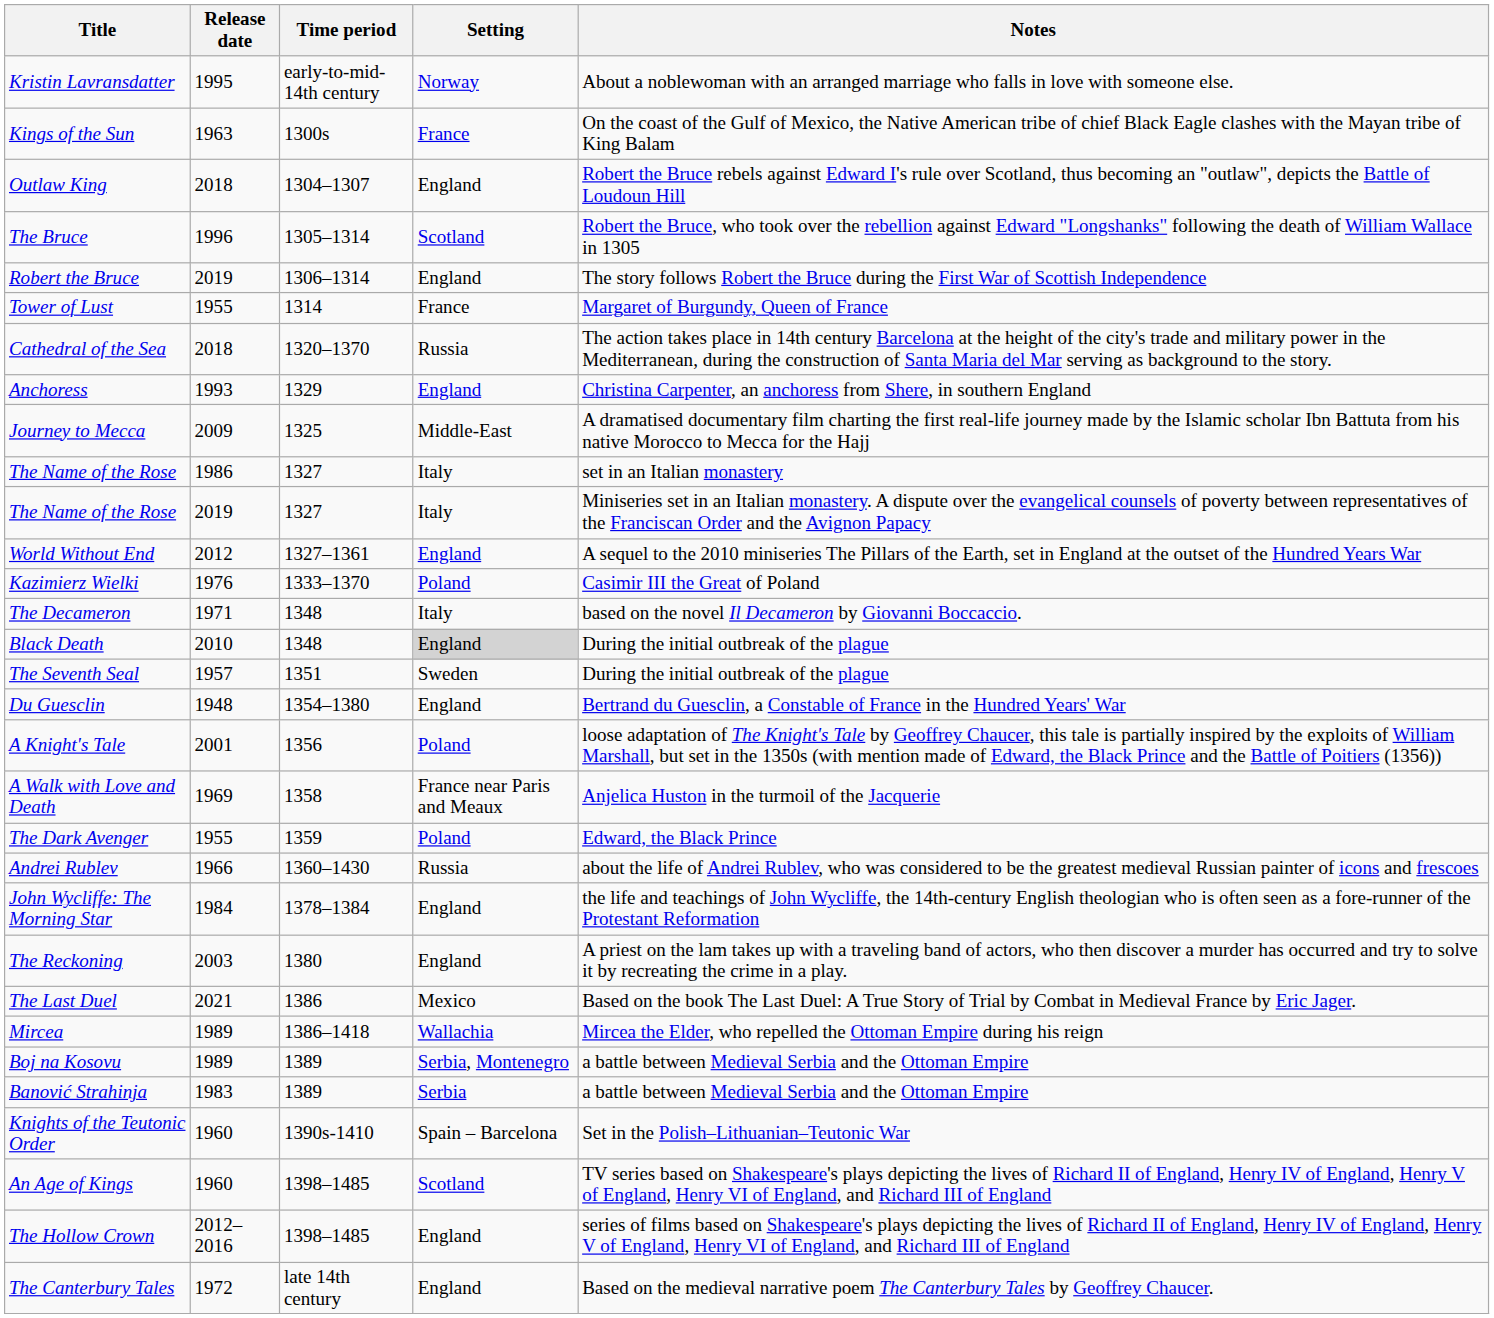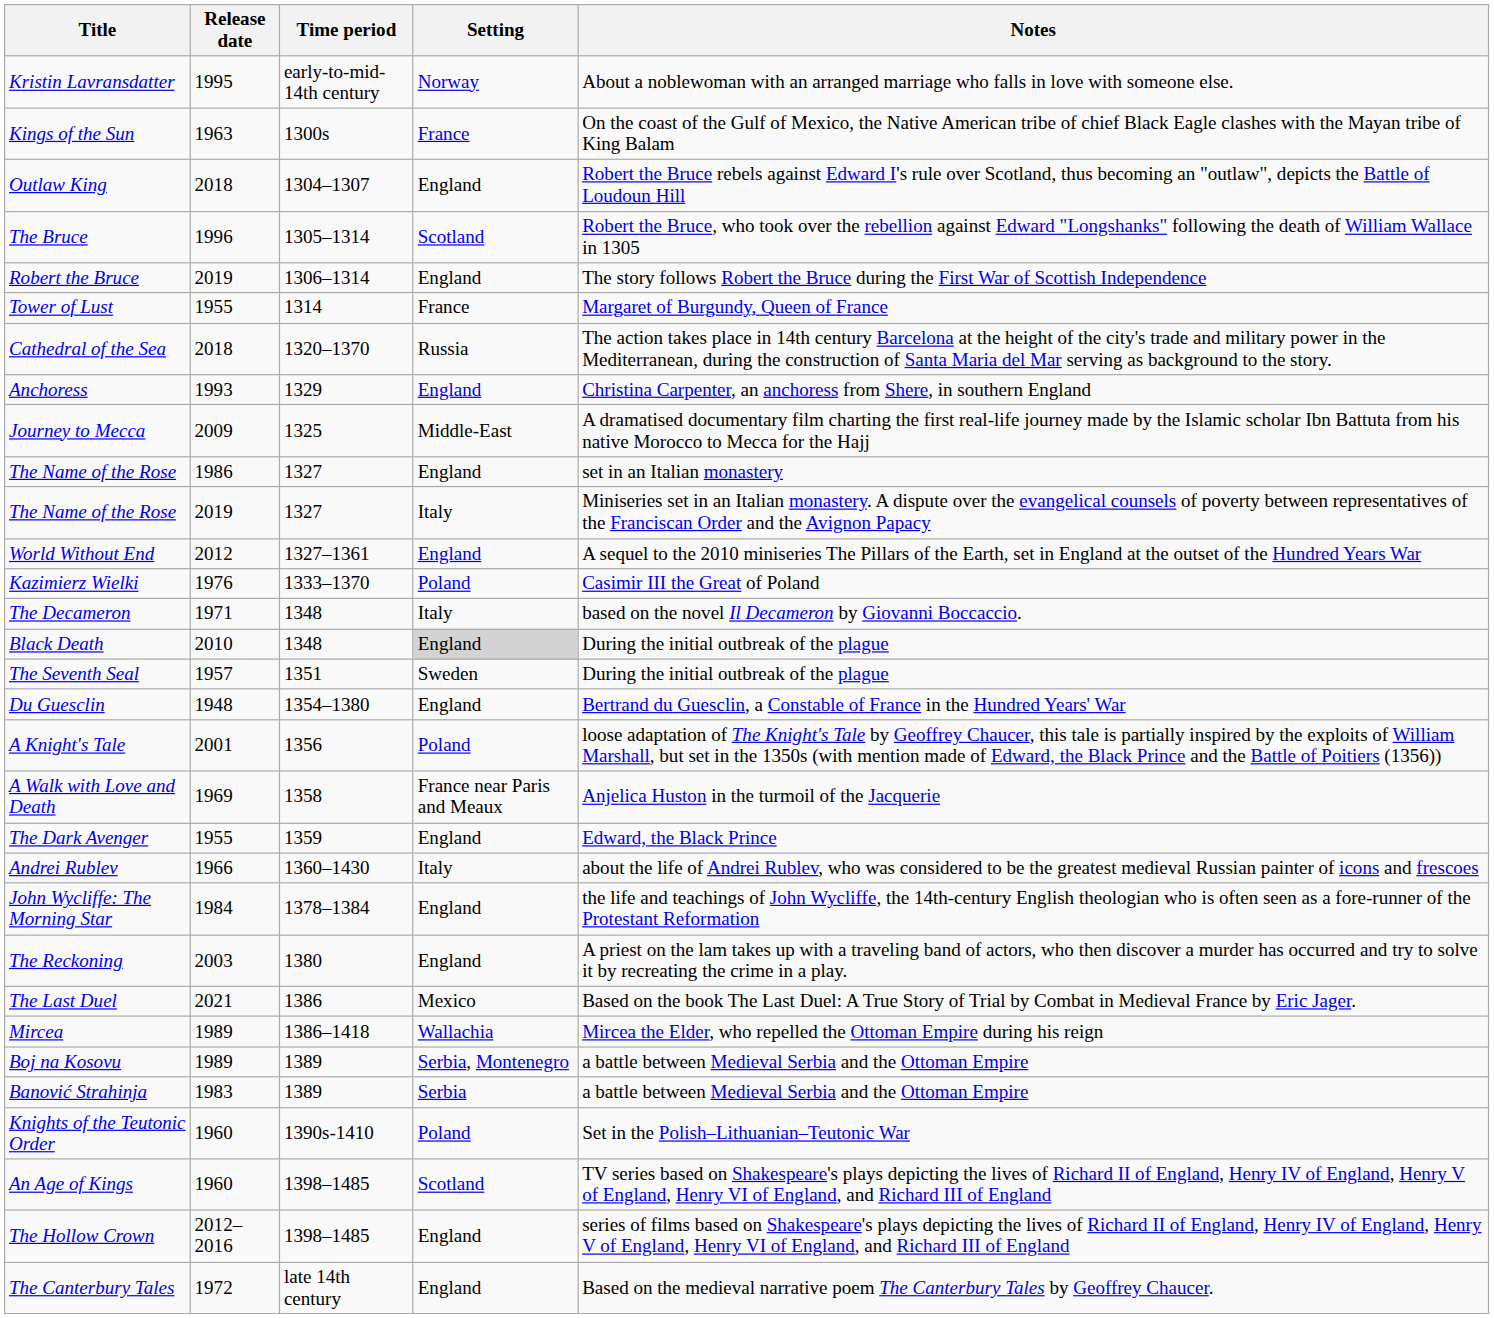(435, 471) Italy -> (449, 471) England
(444, 837) Poland -> (449, 837) England
(443, 867) Russia -> (435, 867) Italy
(488, 1132) Spain – Barcelona -> (444, 1132) Poland
